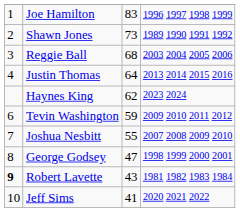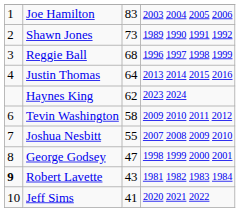(188, 14) 1996 1997 1998 1999 -> (188, 14) 2003 2004 2005 2006
(188, 55) 2003 2004 2005 2006 -> (188, 55) 1996 1997 1998 1999
(131, 116) 59 -> (131, 116) 58
